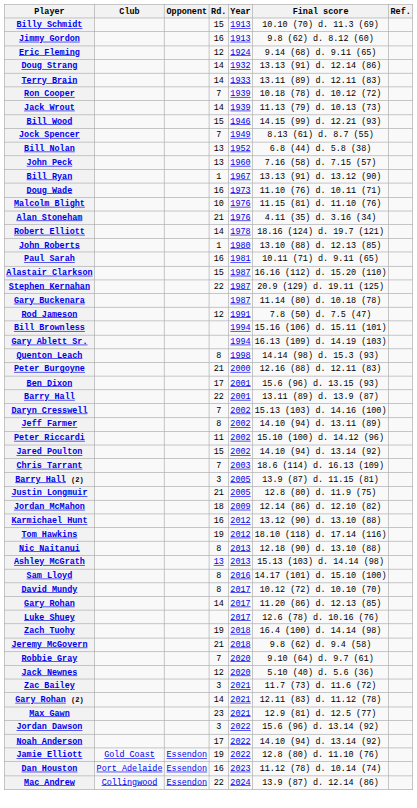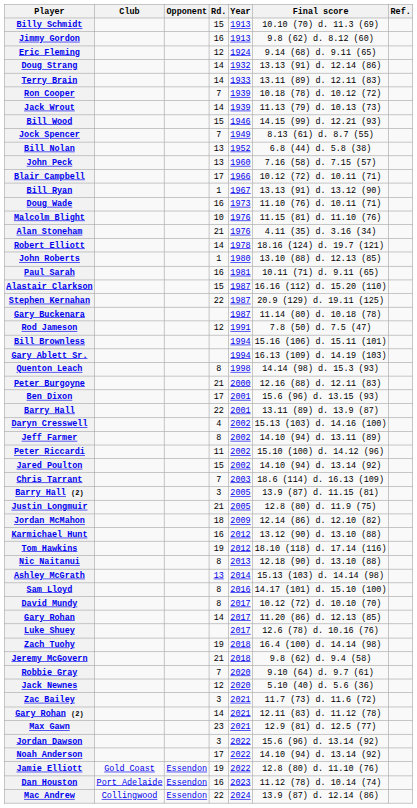+ row: (49, 176)
(219, 411) 7 -> (219, 424) 4
(240, 562) 2013 -> (240, 576) 2014
